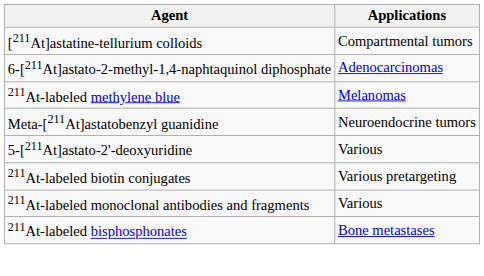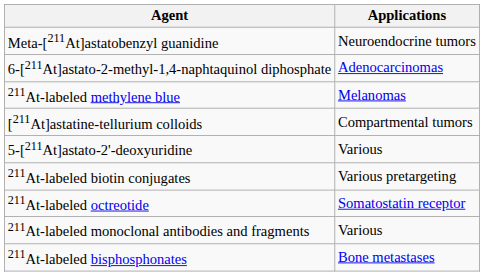rows swapped: (105, 41) <-> (113, 122)
+ row: (78, 203)
